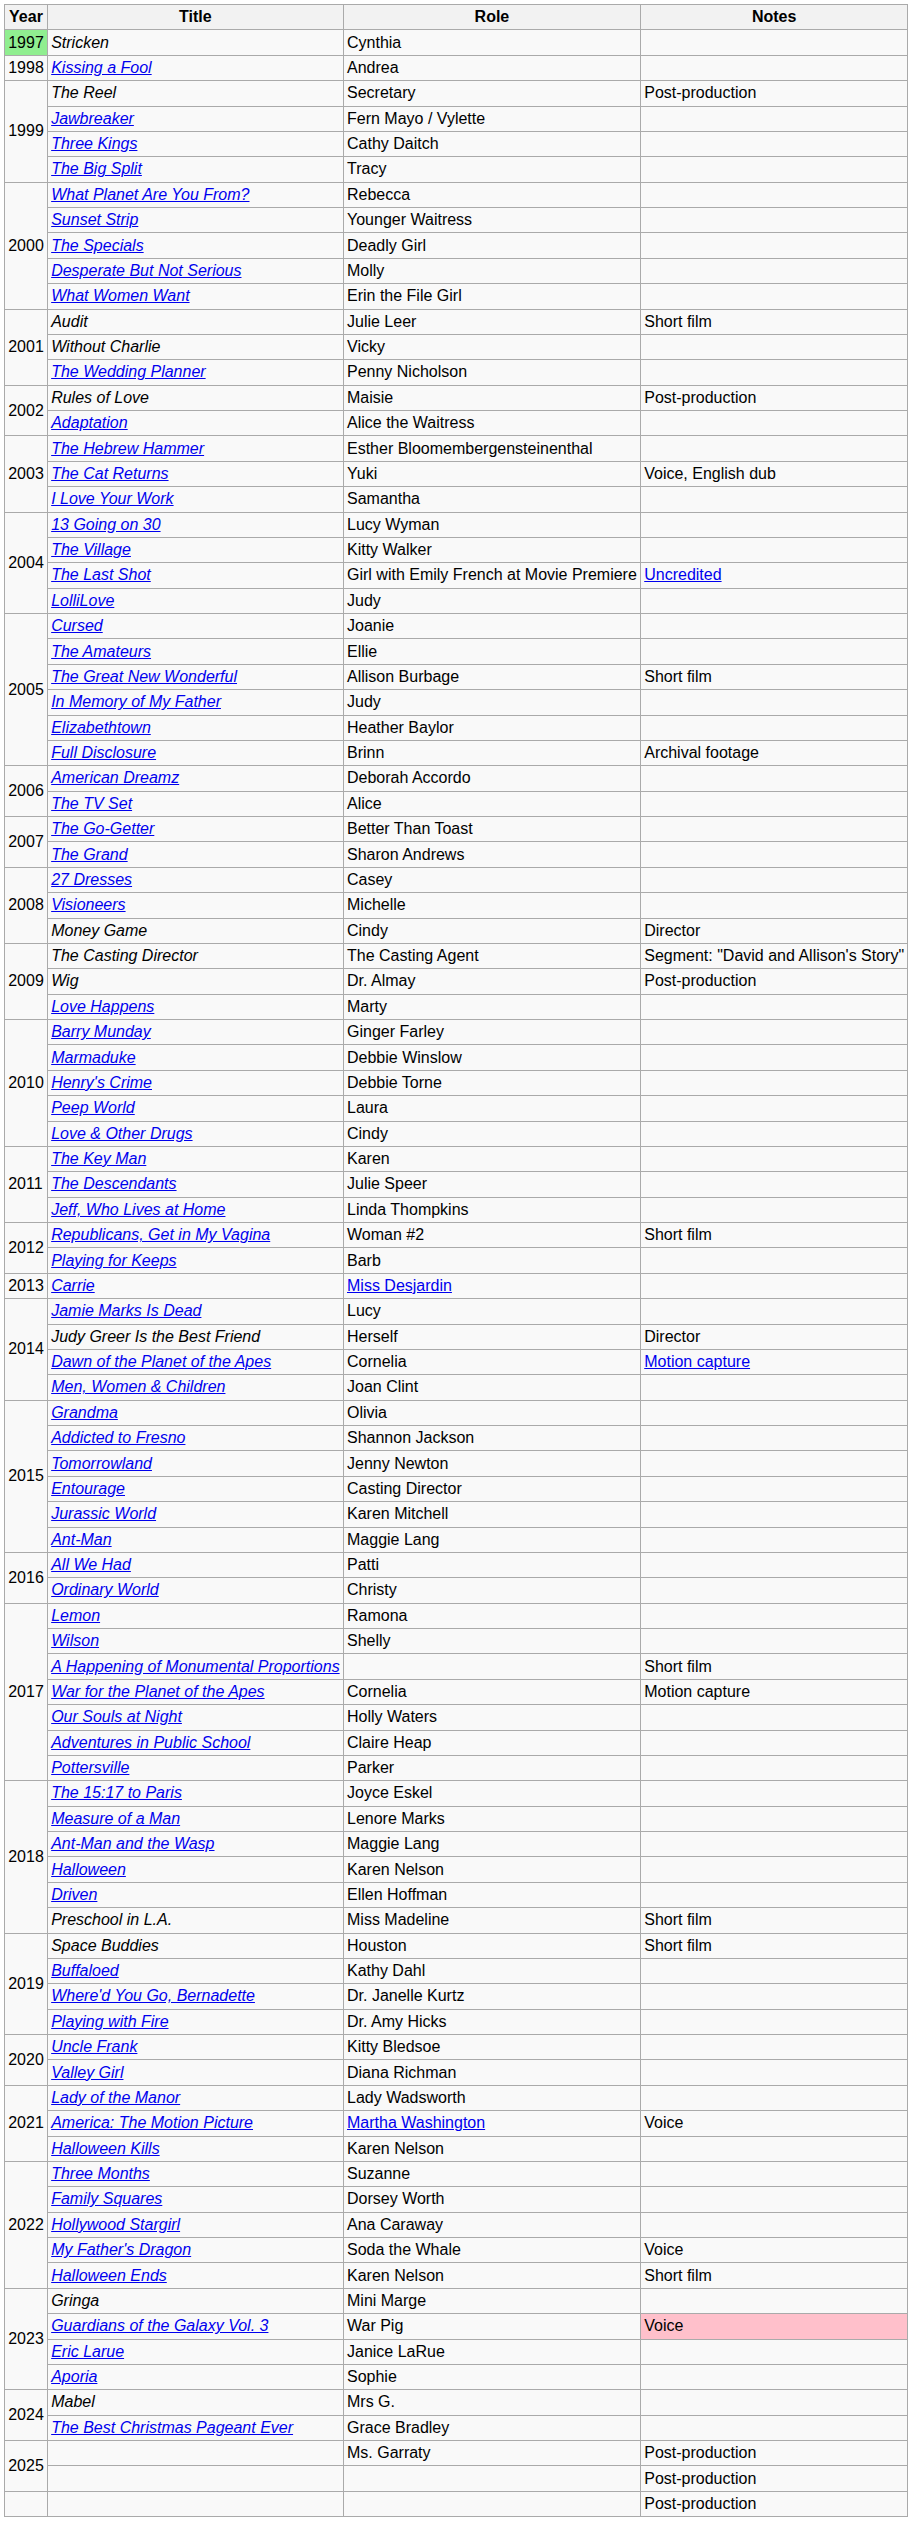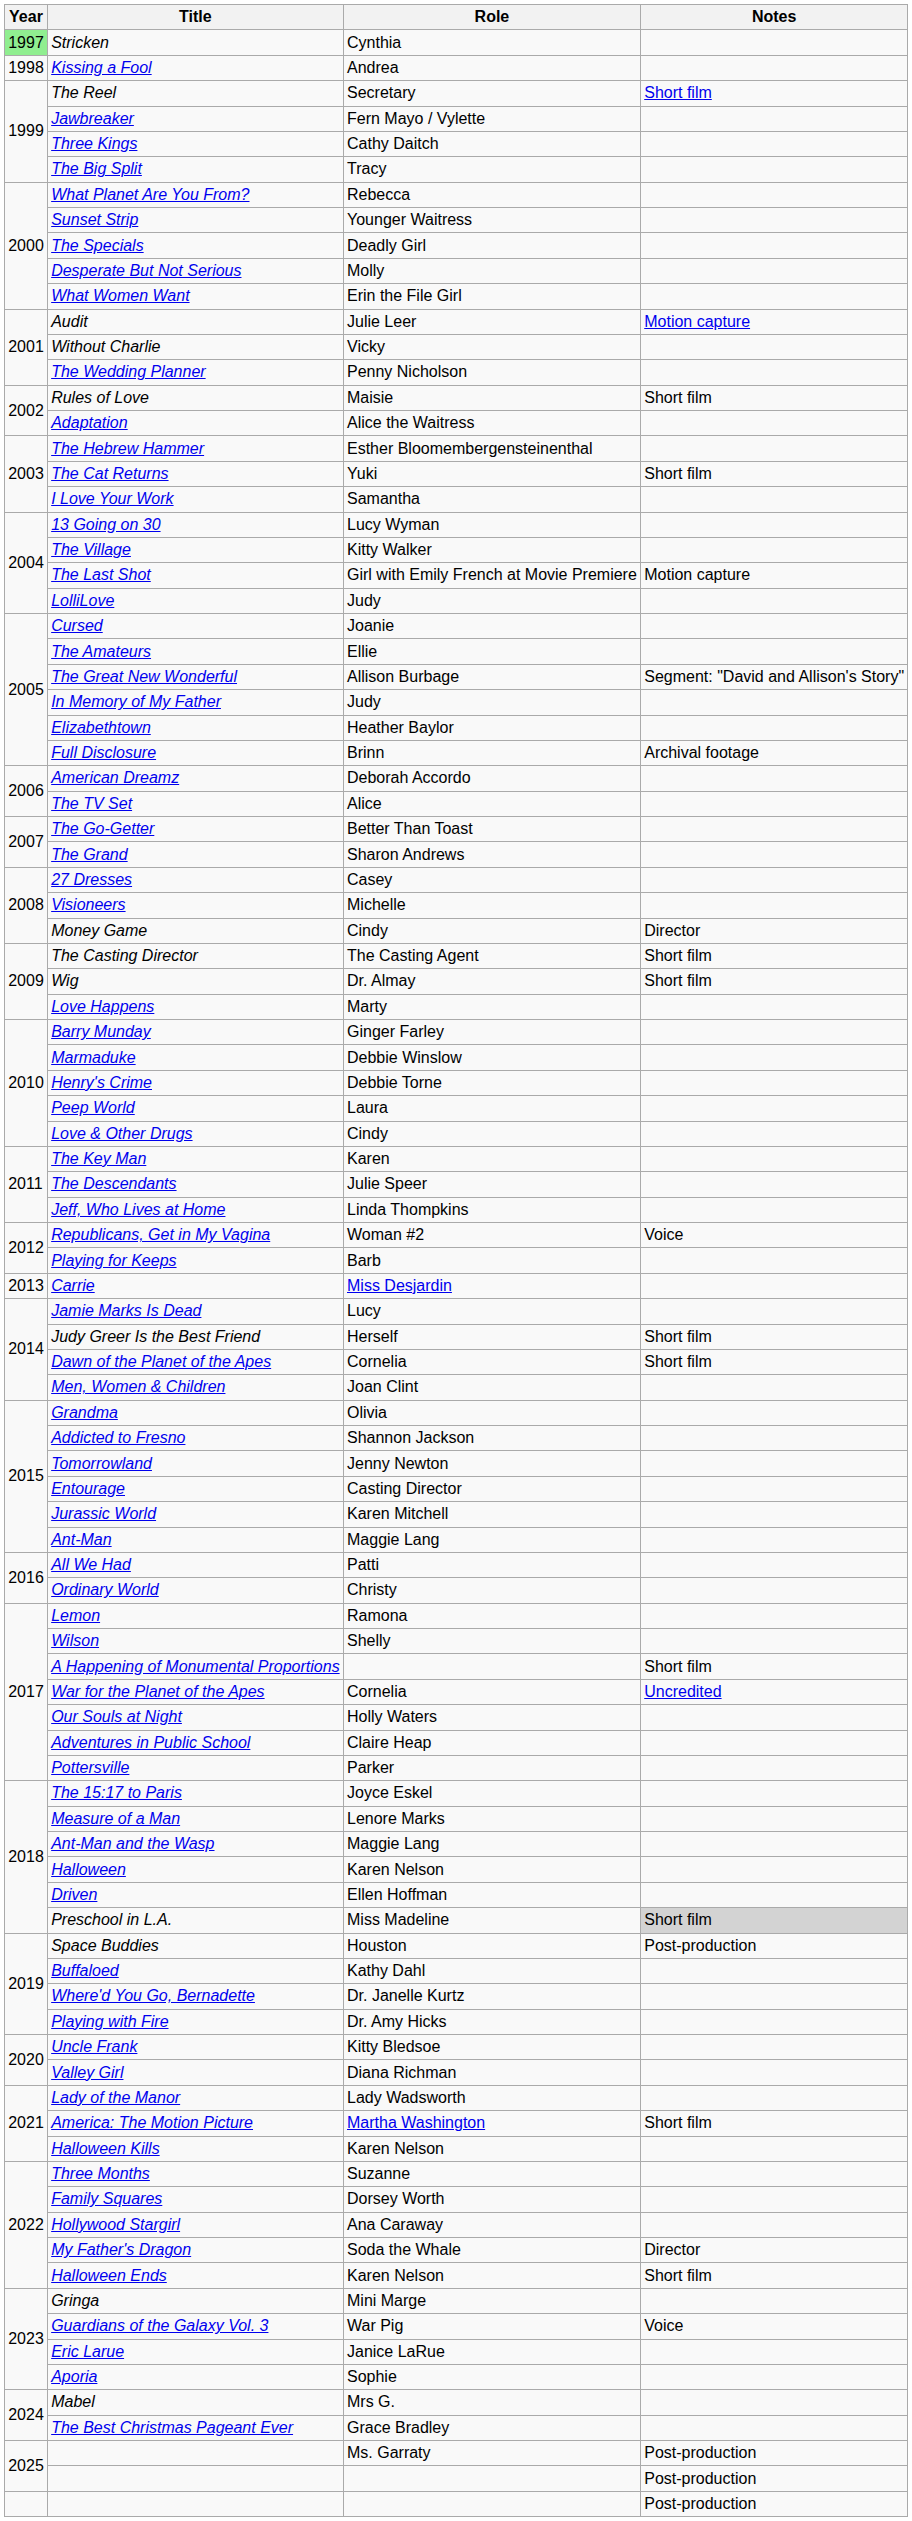(700, 93) Post-production -> (678, 93) Short film
(678, 321) Short film -> (697, 321) Motion capture
(700, 397) Post-production -> (678, 397) Short film
(710, 473) Voice, English dub -> (678, 473) Short film
(683, 575) Uncredited -> (697, 575) Motion capture
(678, 676) Short film -> (774, 676) Segment: "David and Allison's Story"
(774, 956) Segment: "David and Allison's Story" -> (678, 956) Short film
(700, 981) Post-production -> (678, 981) Short film
(678, 1235) Short film -> (664, 1235) Voice
(672, 1336) Director -> (678, 1336) Short film
(697, 1362) Motion capture -> (678, 1362) Short film
(697, 1691) Motion capture -> (683, 1691) Uncredited
(678, 1920) no background -> (678, 1920) lightgrey background
(678, 1945) Short film -> (700, 1945) Post-production
(664, 2123) Voice -> (678, 2123) Short film
(664, 2250) Voice -> (672, 2250) Director
(664, 2326) pink background -> (664, 2326) no background
